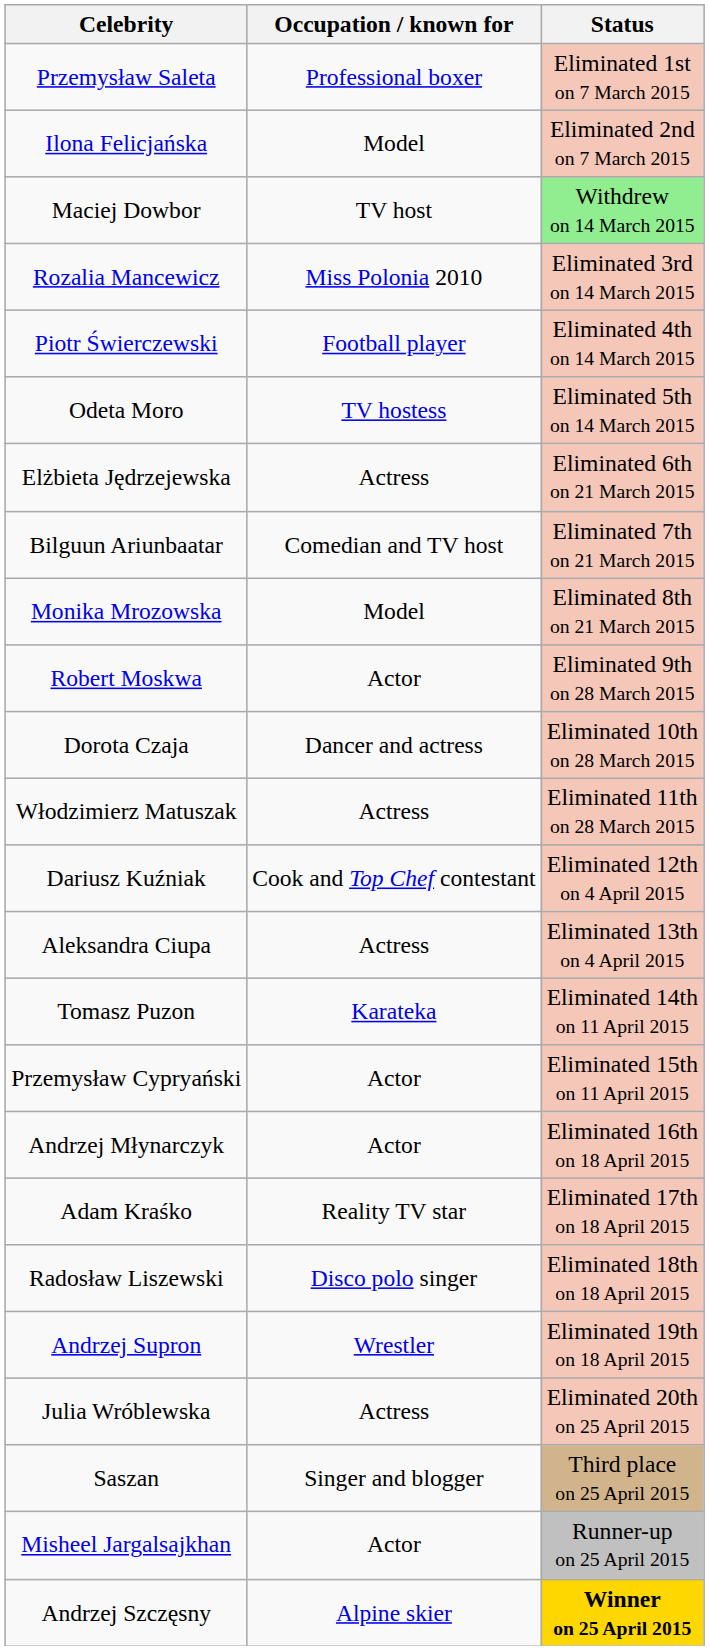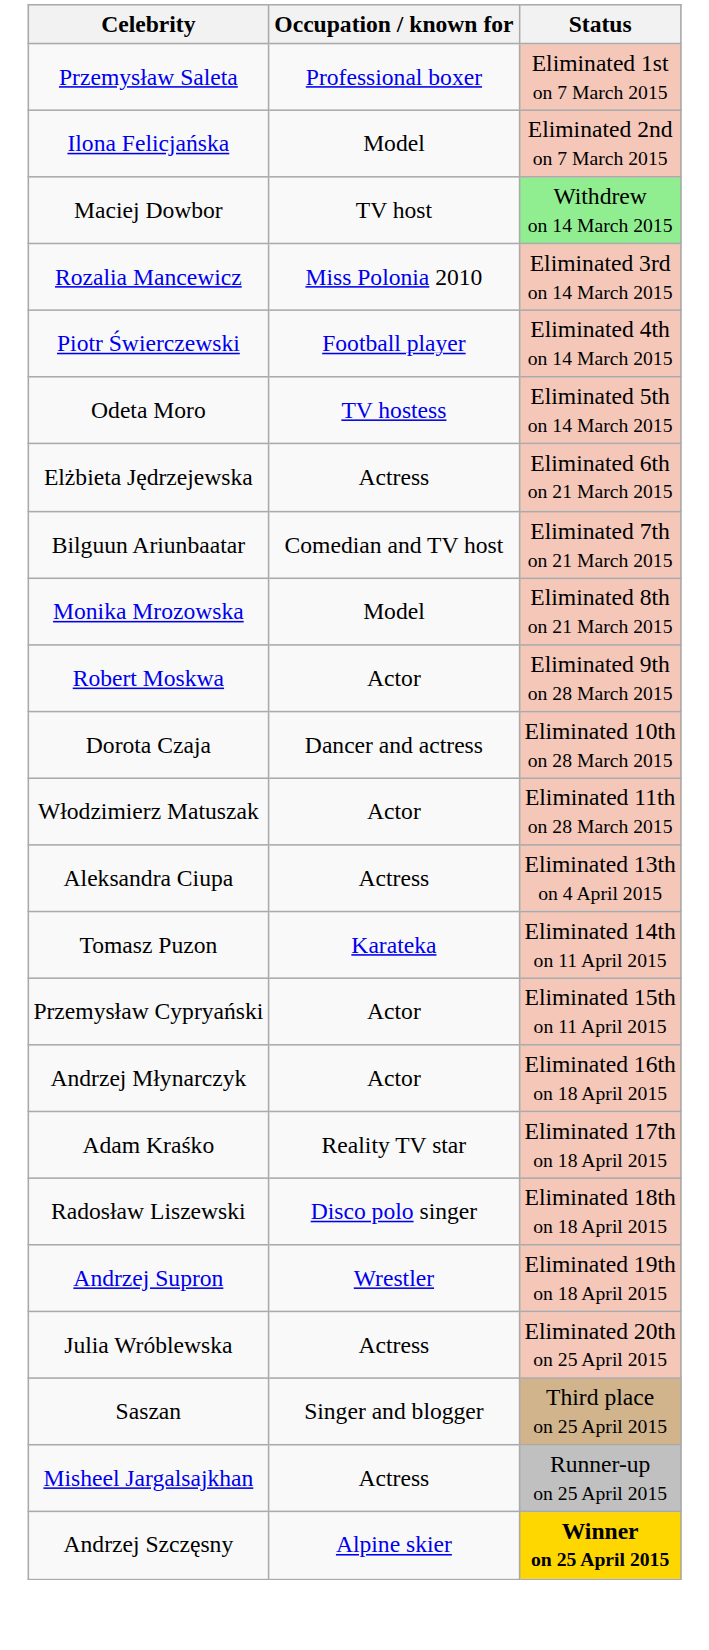(394, 810) Actress -> (394, 810) Actor
- row: (126, 877)
(394, 1545) Actor -> (394, 1478) Actress
